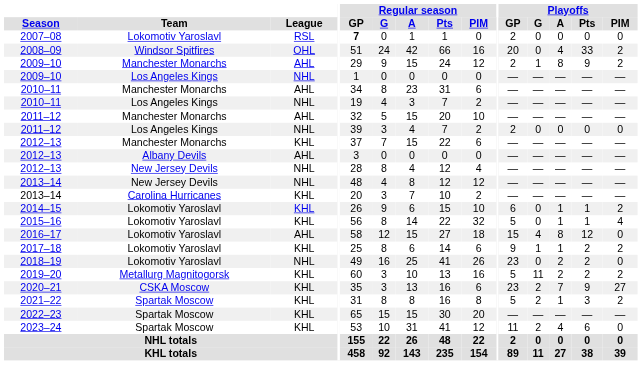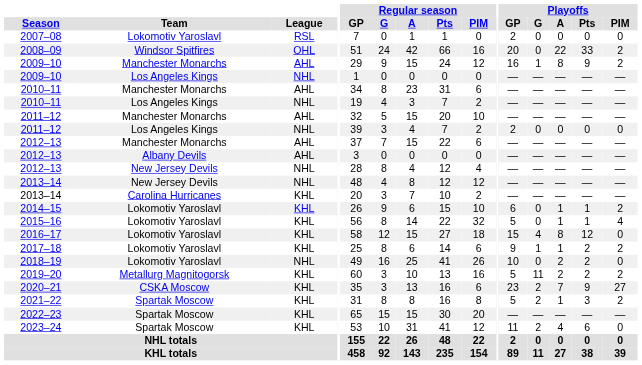(356, 37) bold -> (356, 37) normal
(560, 50) 4 -> (560, 50) 22
(513, 63) 2 -> (513, 63) 16
(304, 142) KHL -> (304, 142) AHL
(304, 235) AHL -> (304, 235) KHL
(513, 261) 23 -> (513, 261) 10
